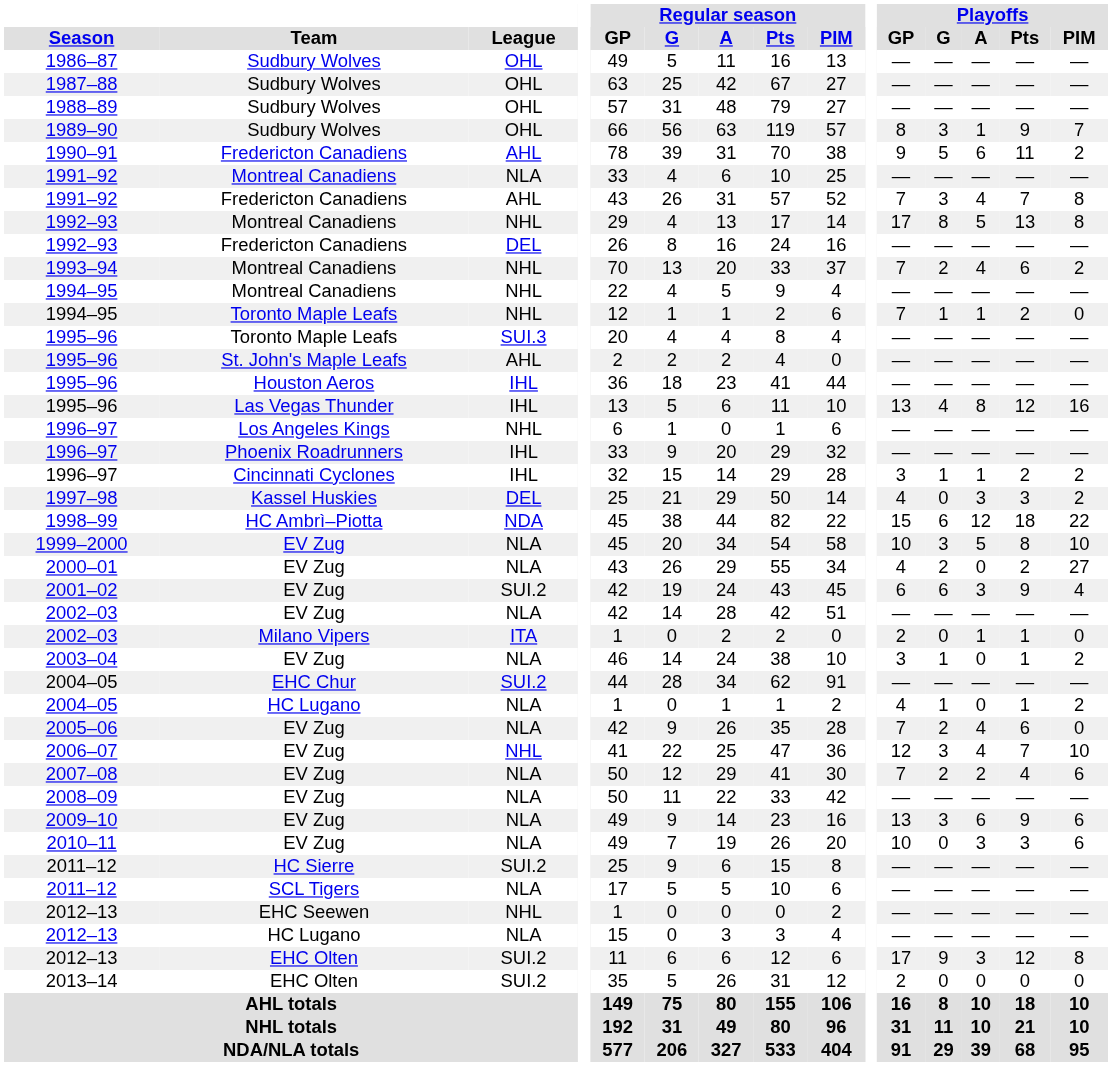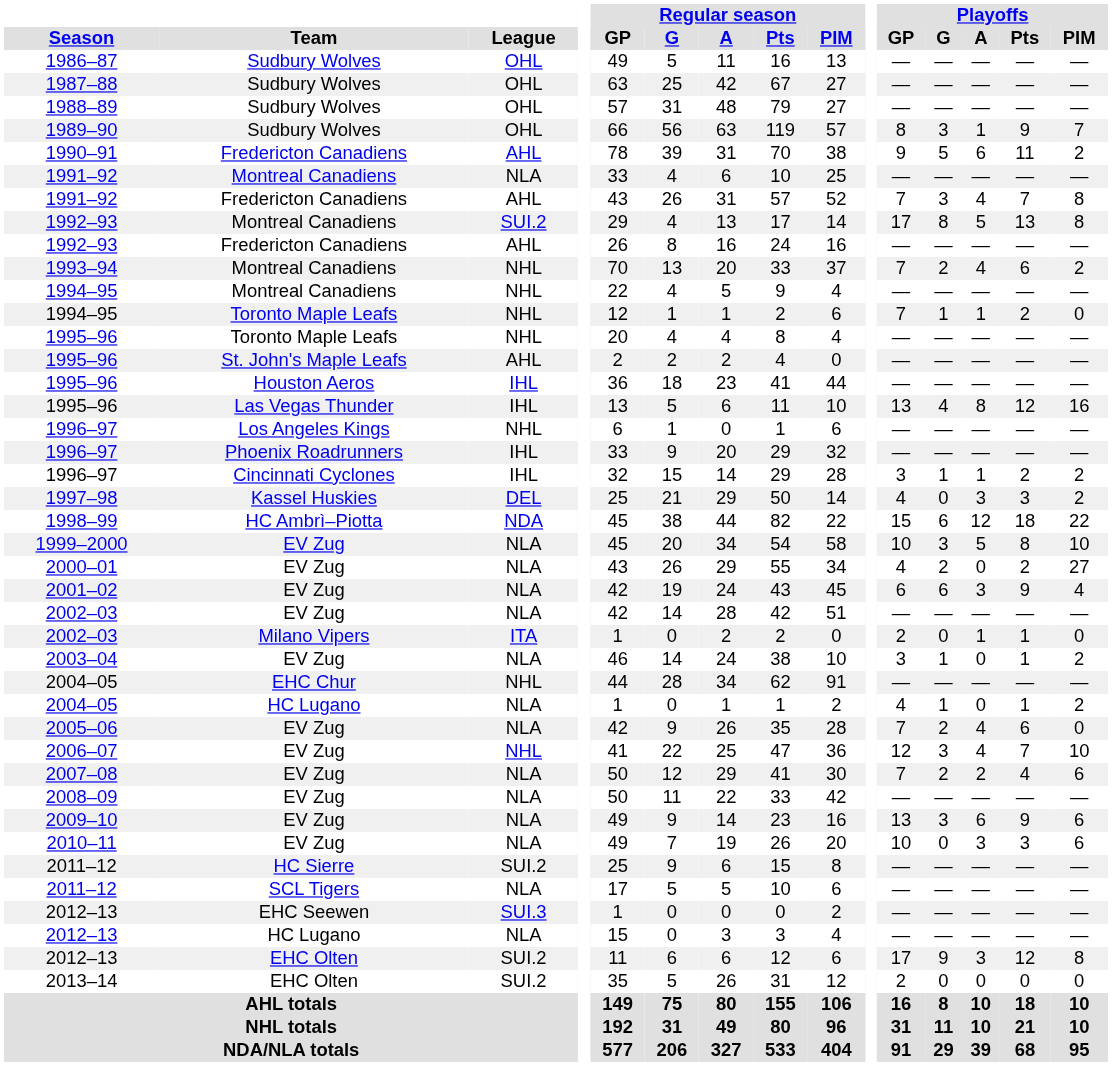(524, 222) NHL -> (524, 222) SUI.2
(524, 245) DEL -> (524, 245) AHL
(524, 337) SUI.3 -> (524, 337) NHL
(524, 590) SUI.2 -> (524, 590) NLA
(524, 682) SUI.2 -> (524, 682) NHL
(524, 912) NHL -> (524, 912) SUI.3
